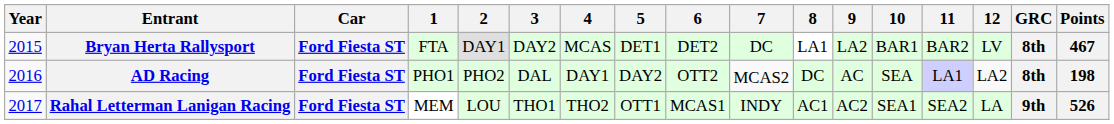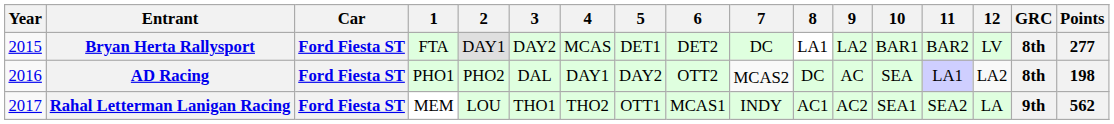(1082, 46) 467 -> (1082, 46) 277
(1082, 105) 526 -> (1082, 105) 562
